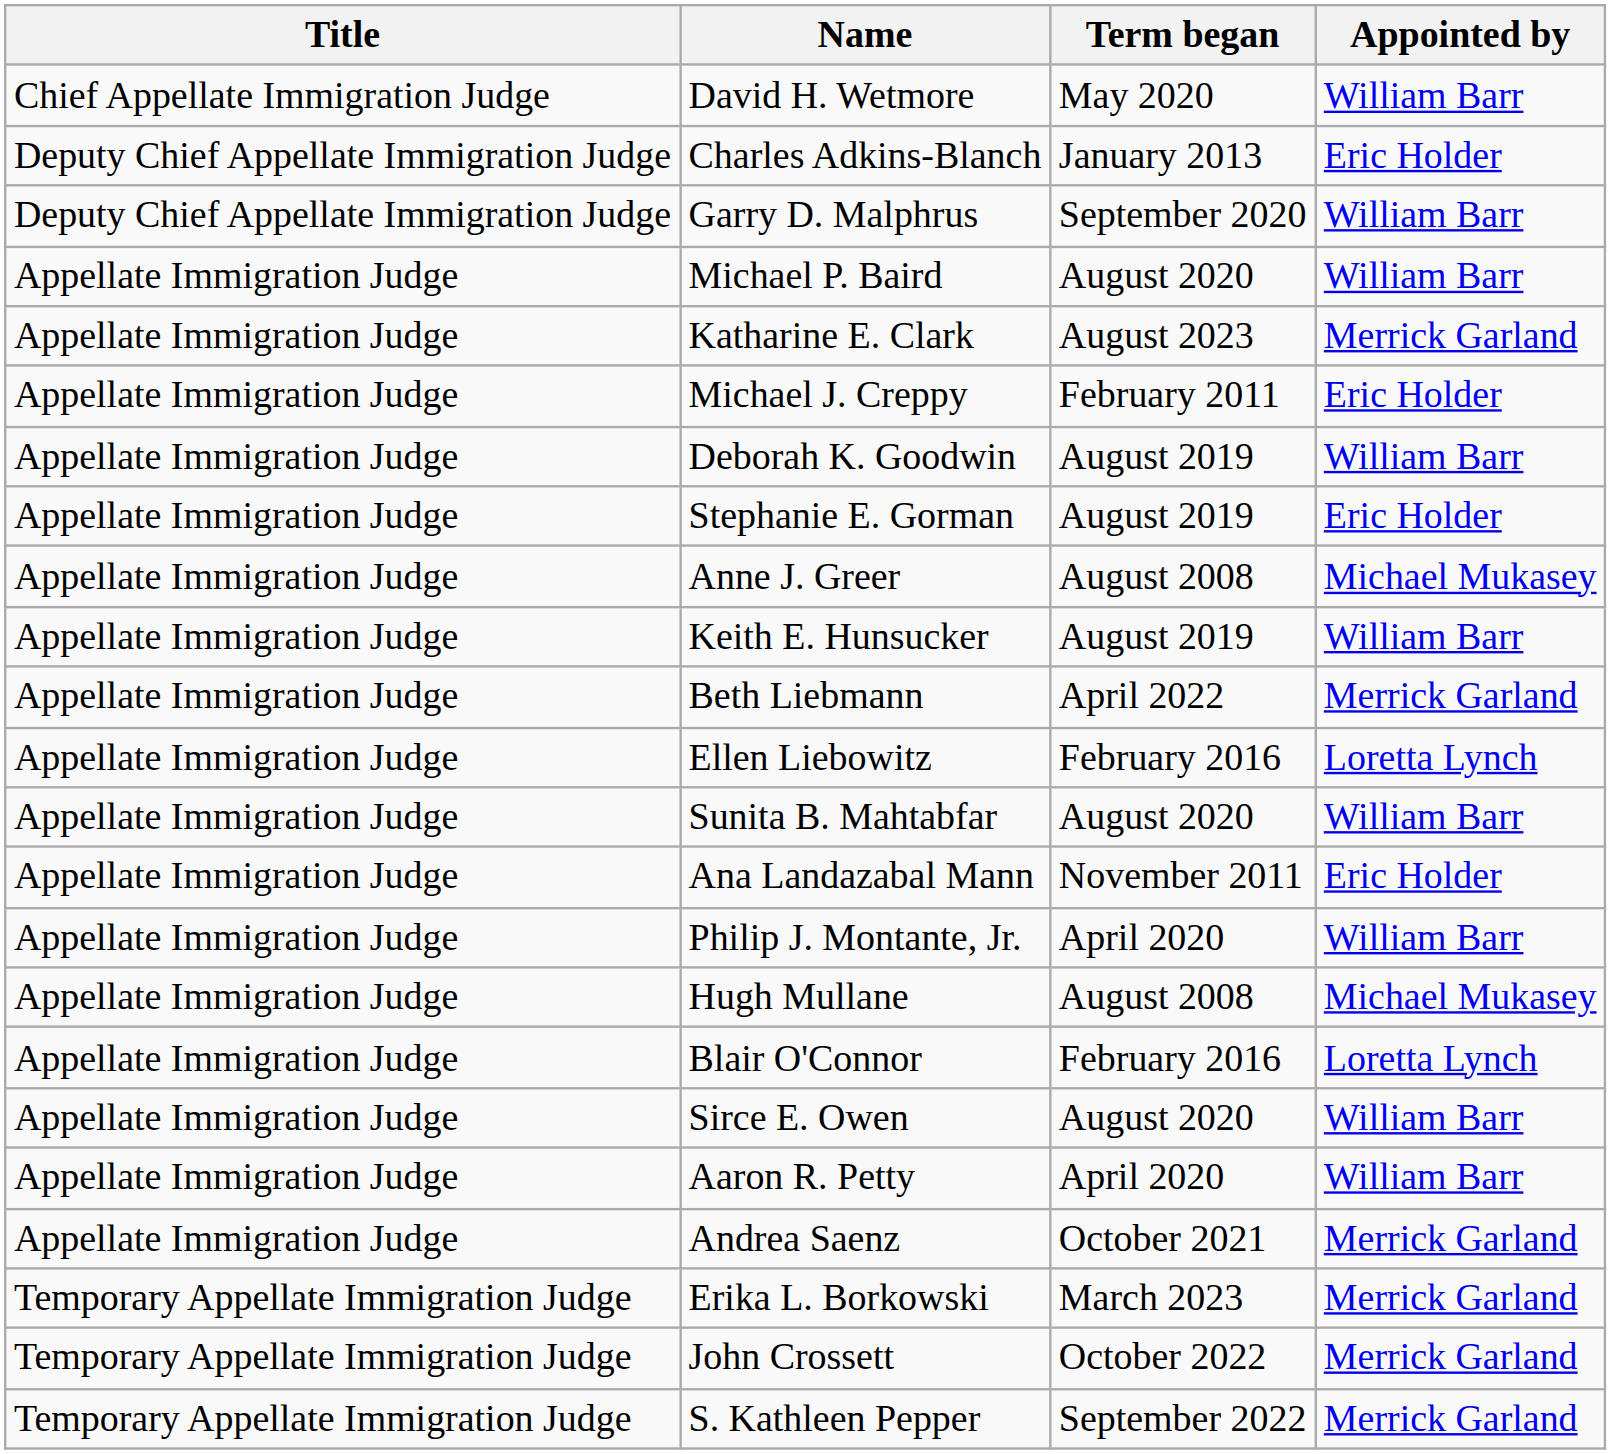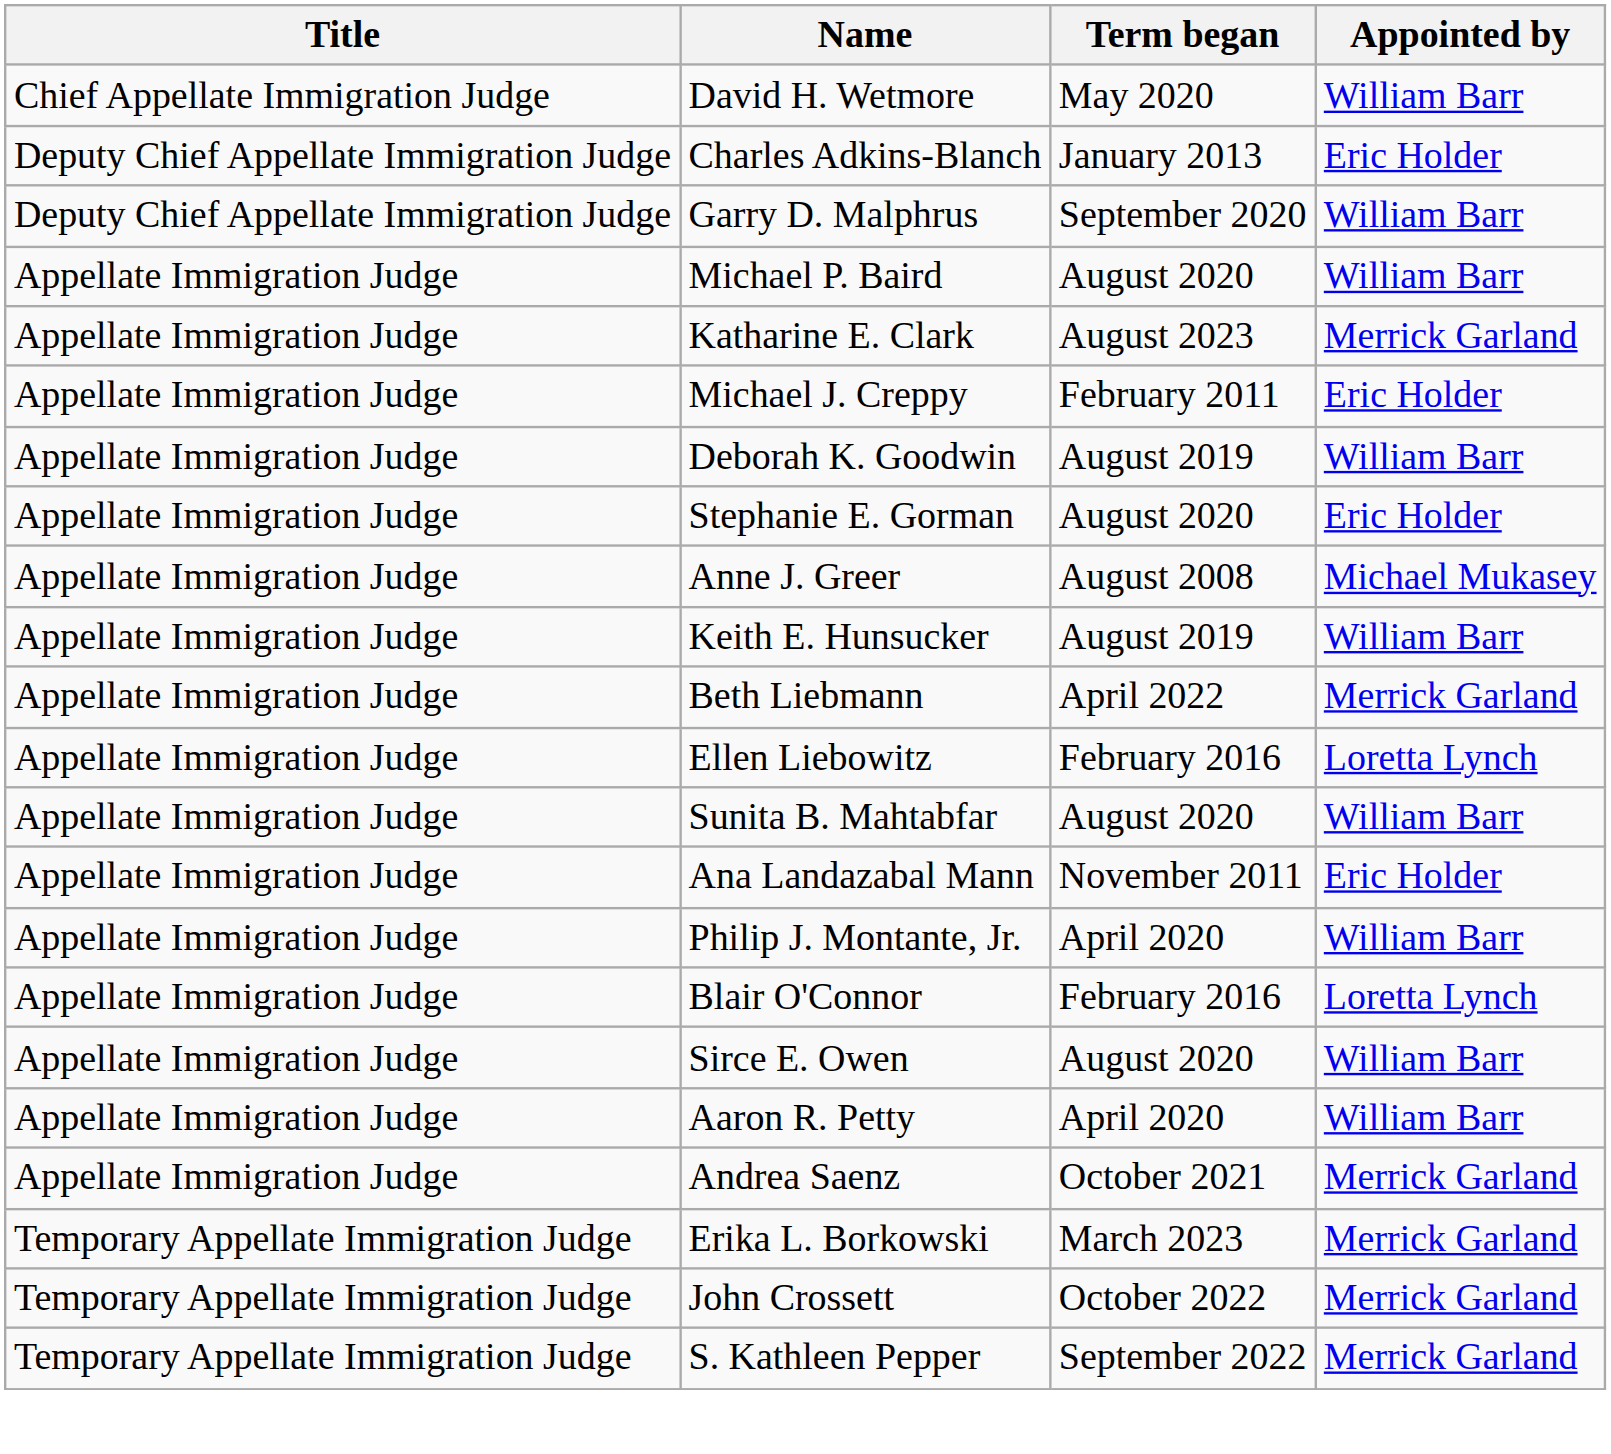(1156, 515) August 2019 -> (1156, 515) August 2020
- row: (799, 996)
